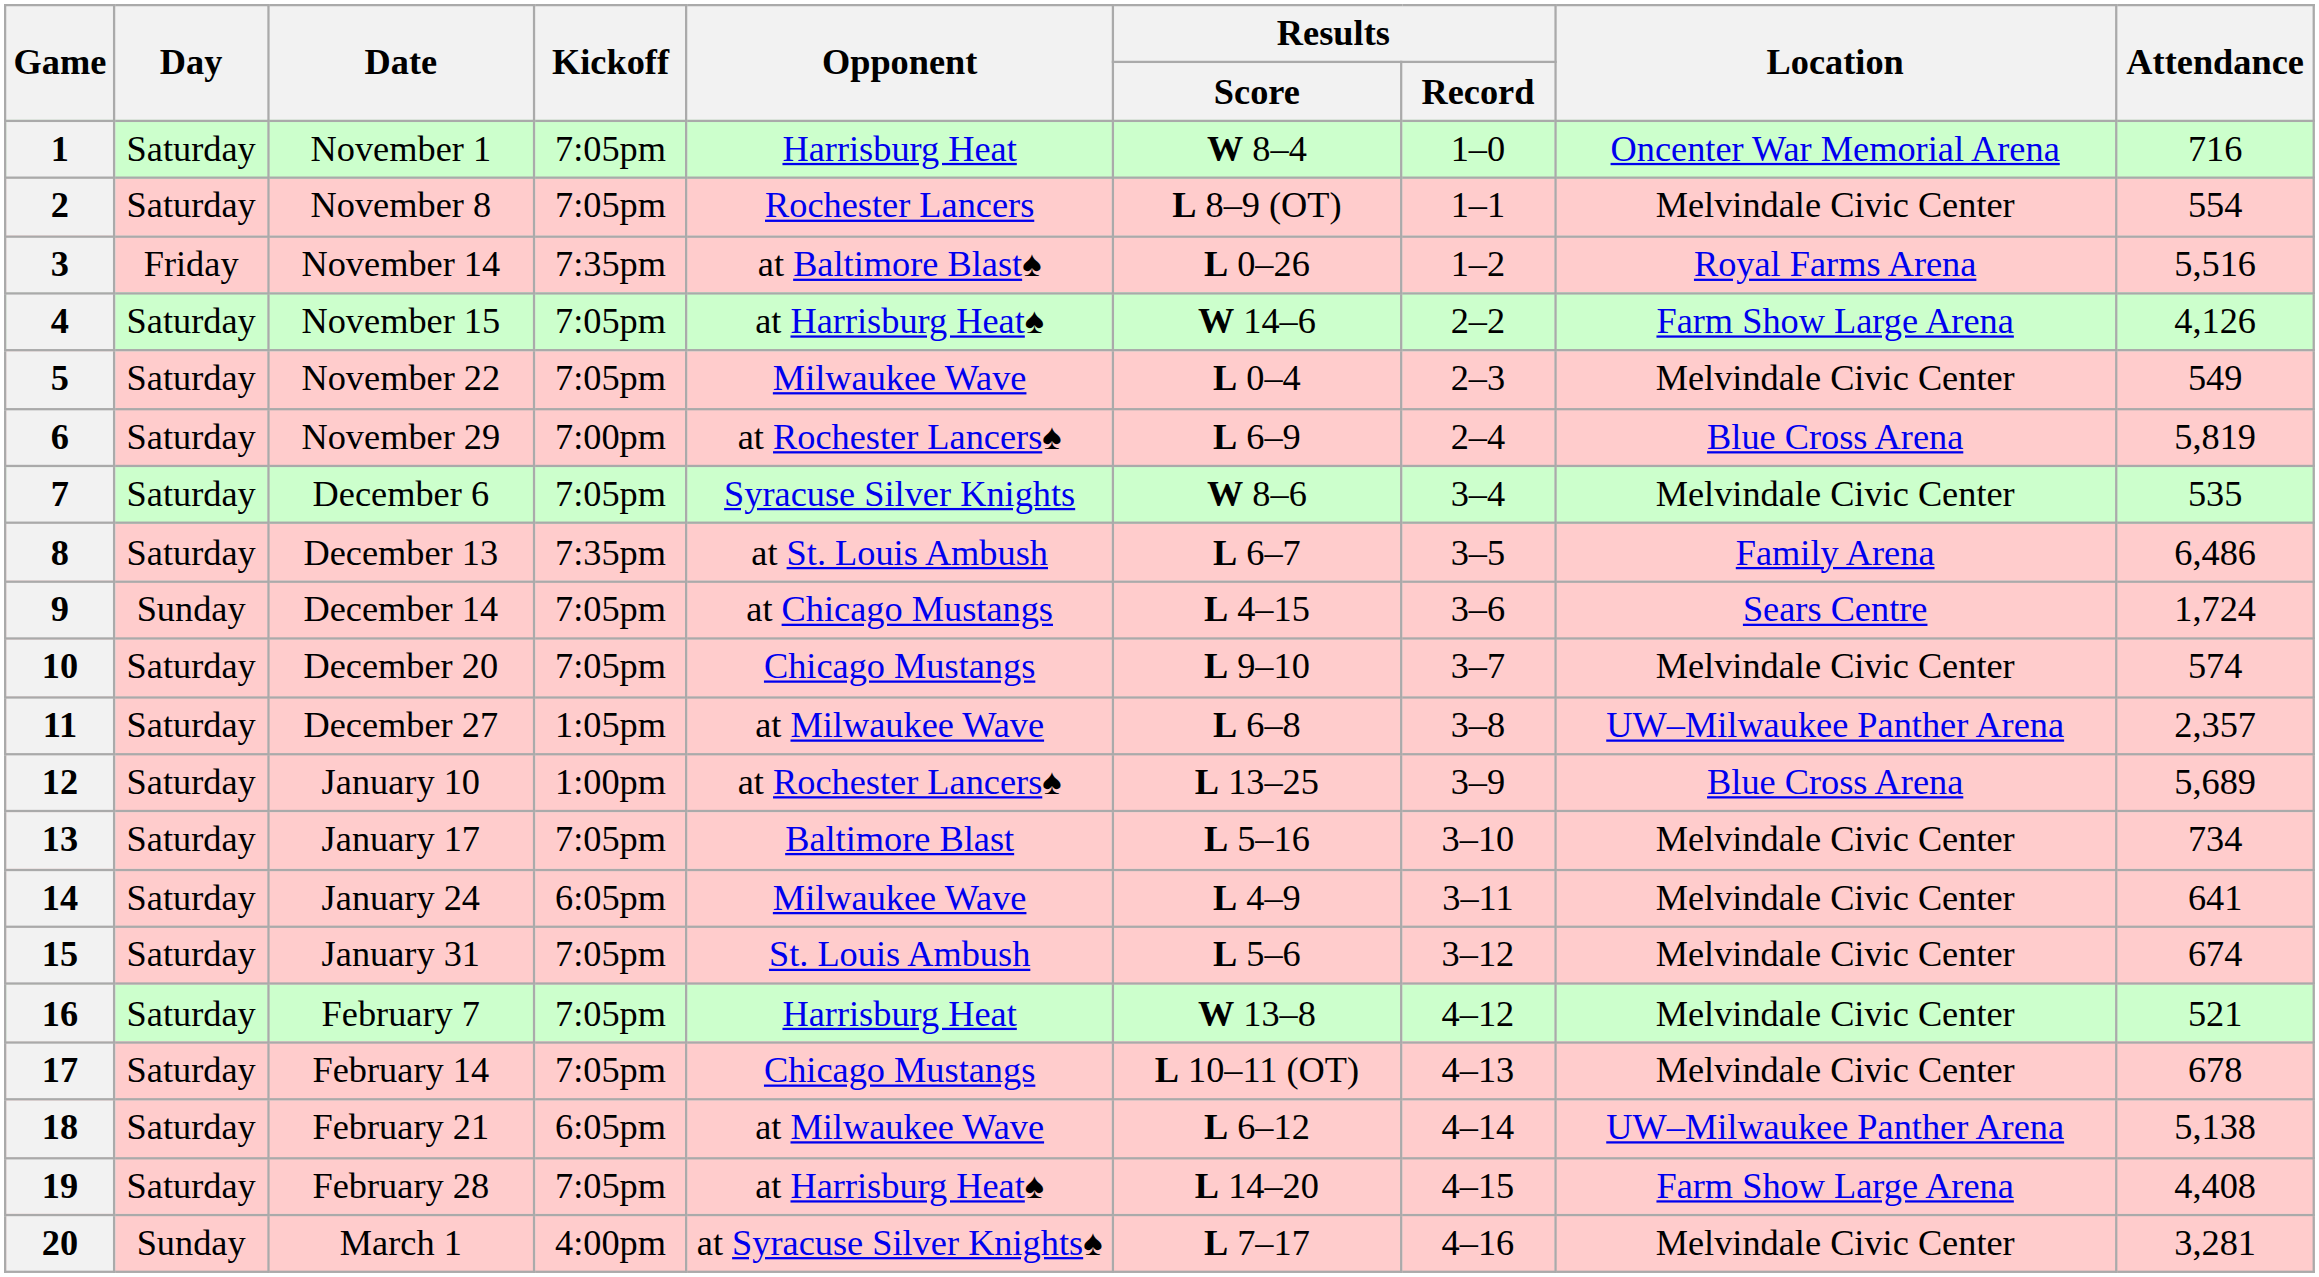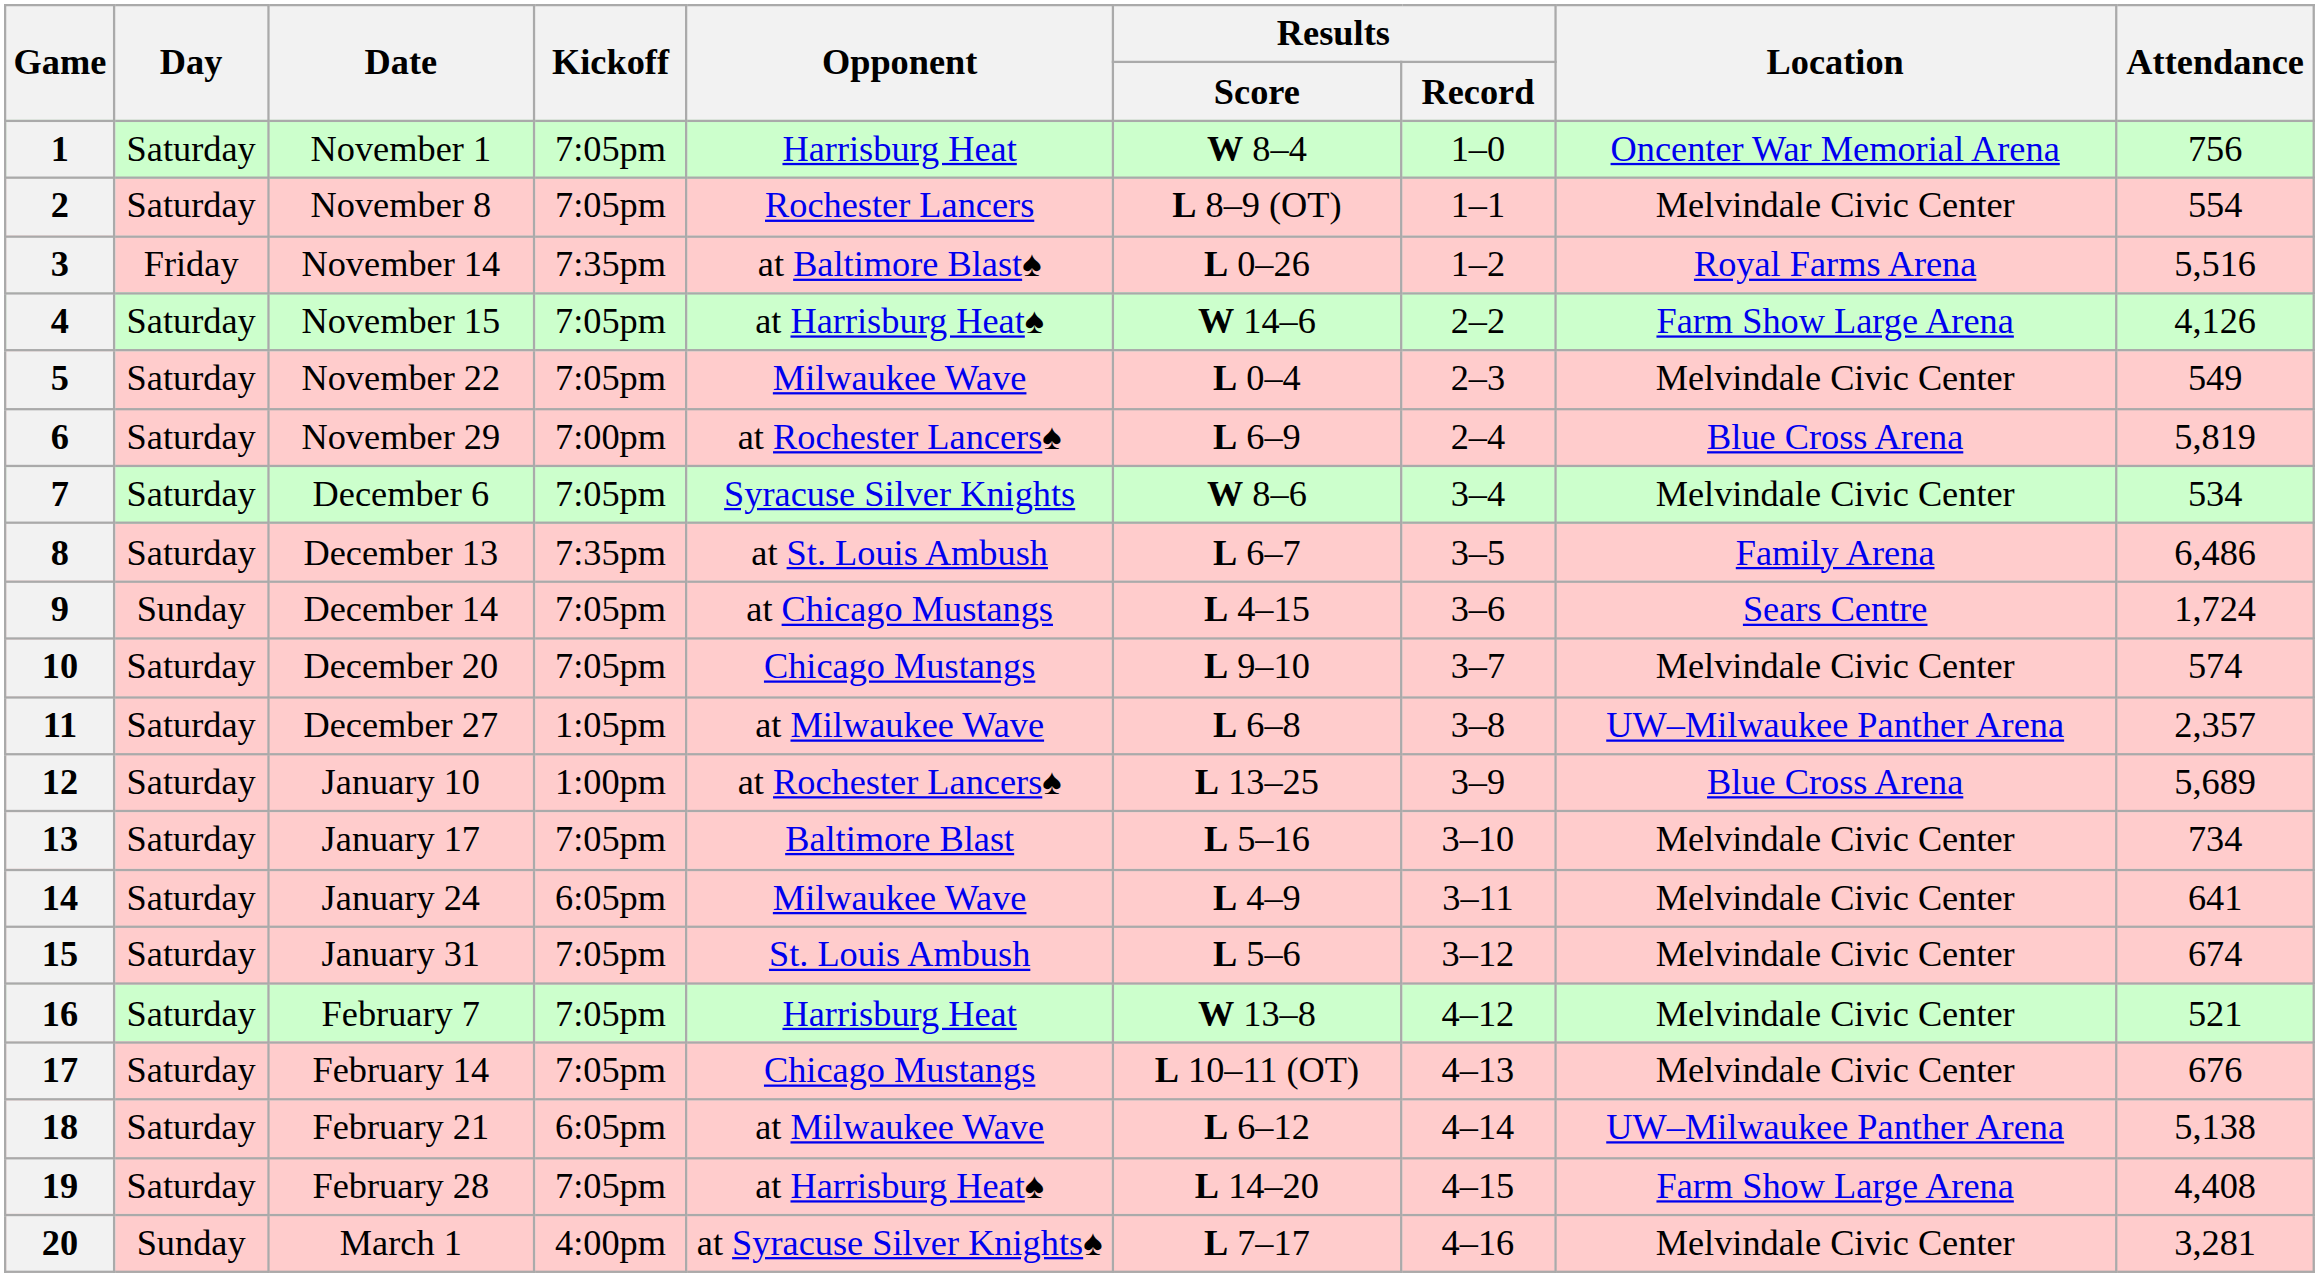(2215, 148) 716 -> (2215, 148) 756
(2215, 494) 535 -> (2215, 494) 534
(2215, 1070) 678 -> (2215, 1070) 676
